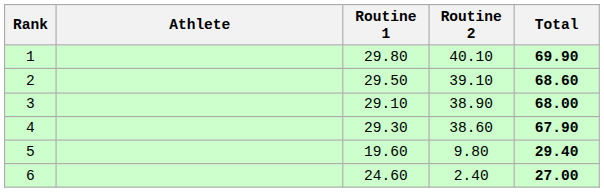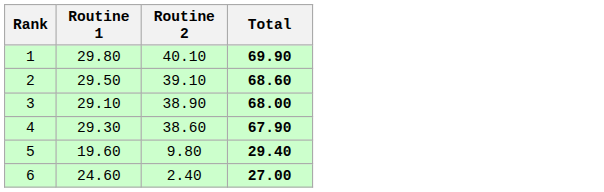- column: (200, 25)
